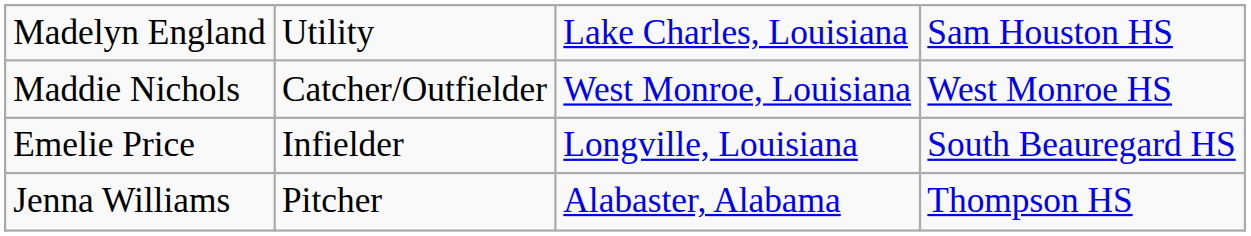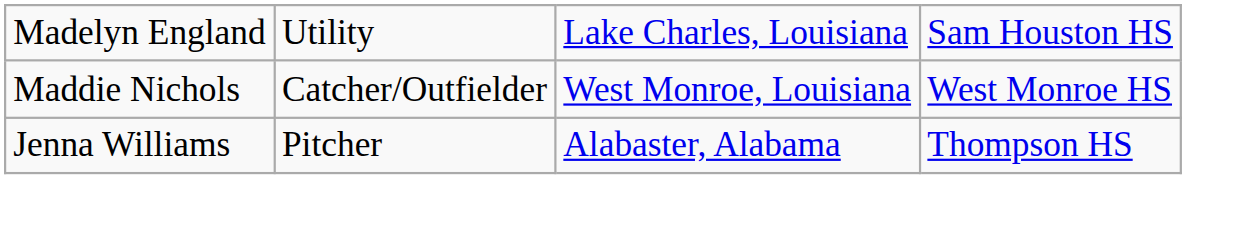- row: (104, 144)
